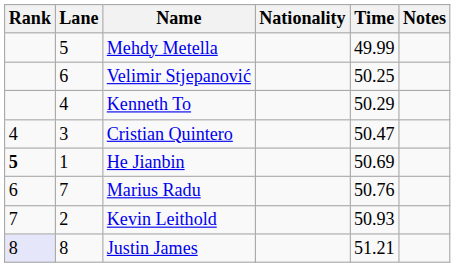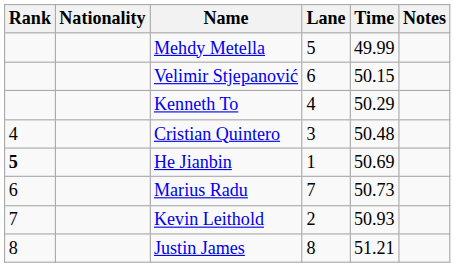columns swapped: (79, 18) <-> (302, 18)
(374, 76) 50.25 -> (374, 76) 50.15
(374, 133) 50.47 -> (374, 133) 50.48
(374, 190) 50.76 -> (374, 190) 50.73
(13, 248) lavender background -> (13, 248) no background
